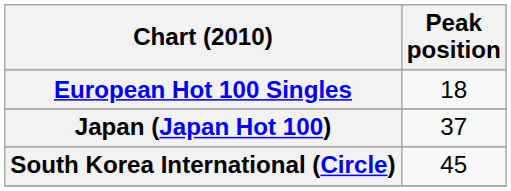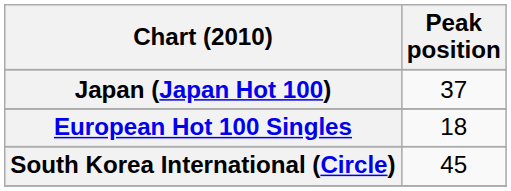rows swapped: (203, 89) <-> (203, 127)
